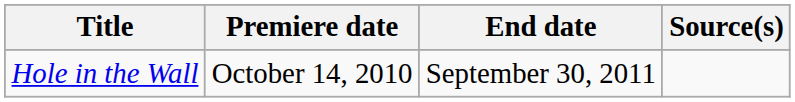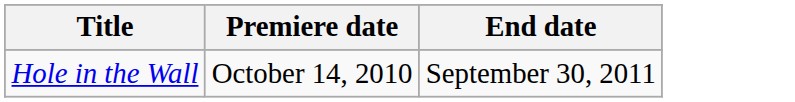- column: (726, 27)
